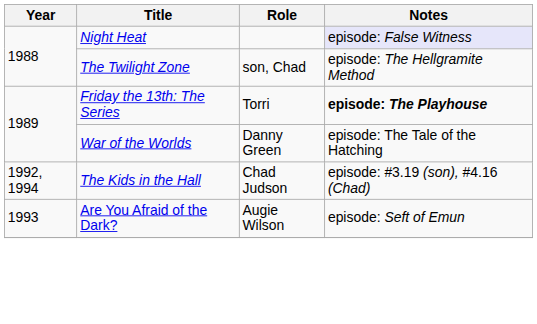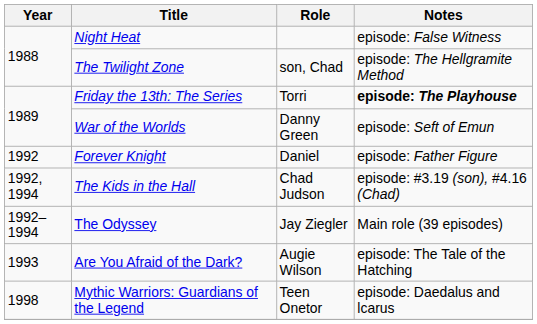(400, 37) lavender background -> (429, 37) no background
(402, 142) episode: The Tale of the Hatching -> (426, 127) episode: Seft of Emun
+ row: (120, 157)
+ row: (115, 224)
(396, 218) episode: Seft of Emun -> (431, 262) episode: The Tale of the Hatching
+ row: (166, 300)
